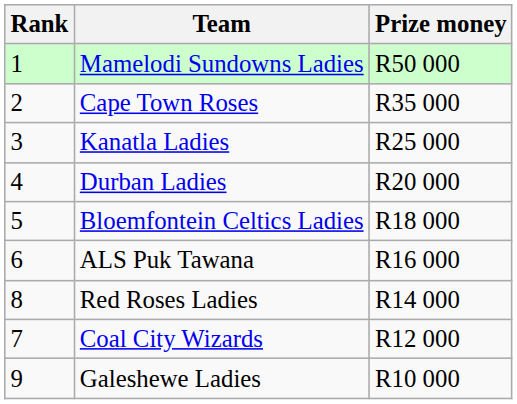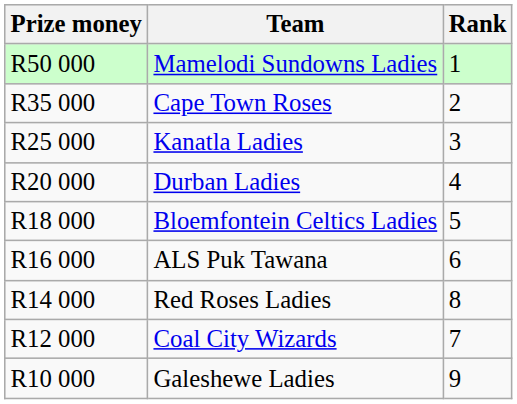columns swapped: (39, 24) <-> (441, 24)
